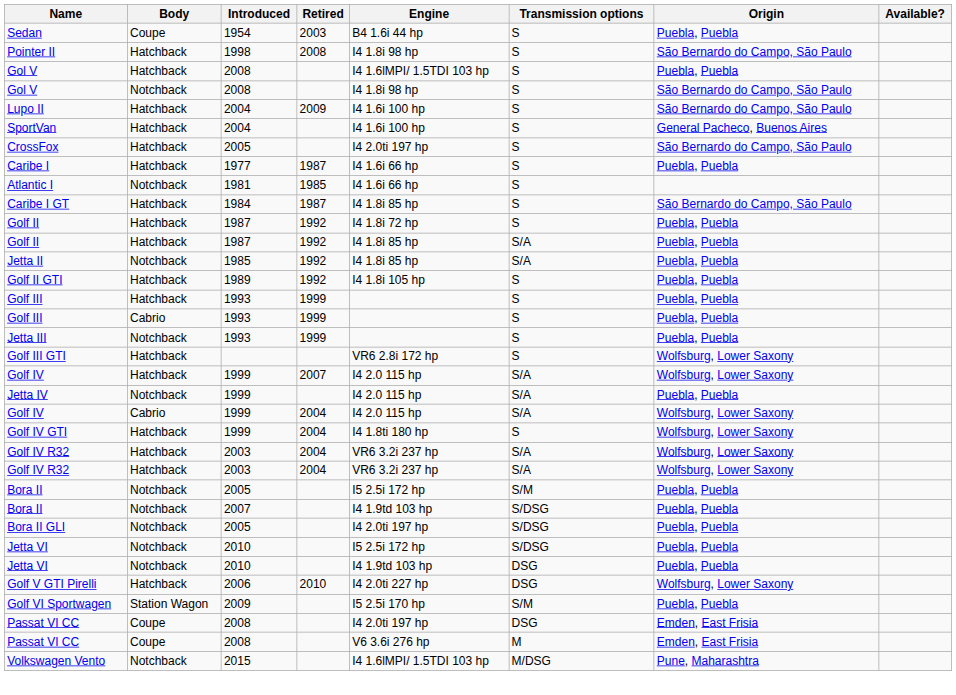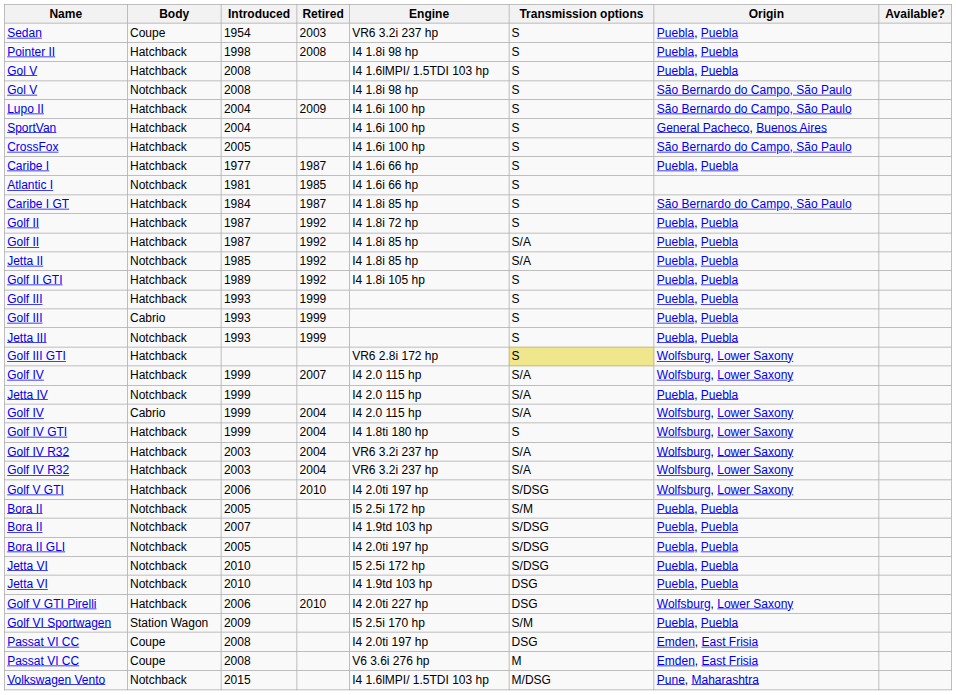(387, 33) B4 1.6i 44 hp -> (395, 33) VR6 3.2i 237 hp
(754, 52) São Bernardo do Campo, São Paulo -> (698, 52) Puebla, Puebla
(390, 147) I4 2.0ti 197 hp -> (388, 147) I4 1.6i 100 hp
(516, 356) no background -> (516, 356) khaki background
+ row: (35, 489)
